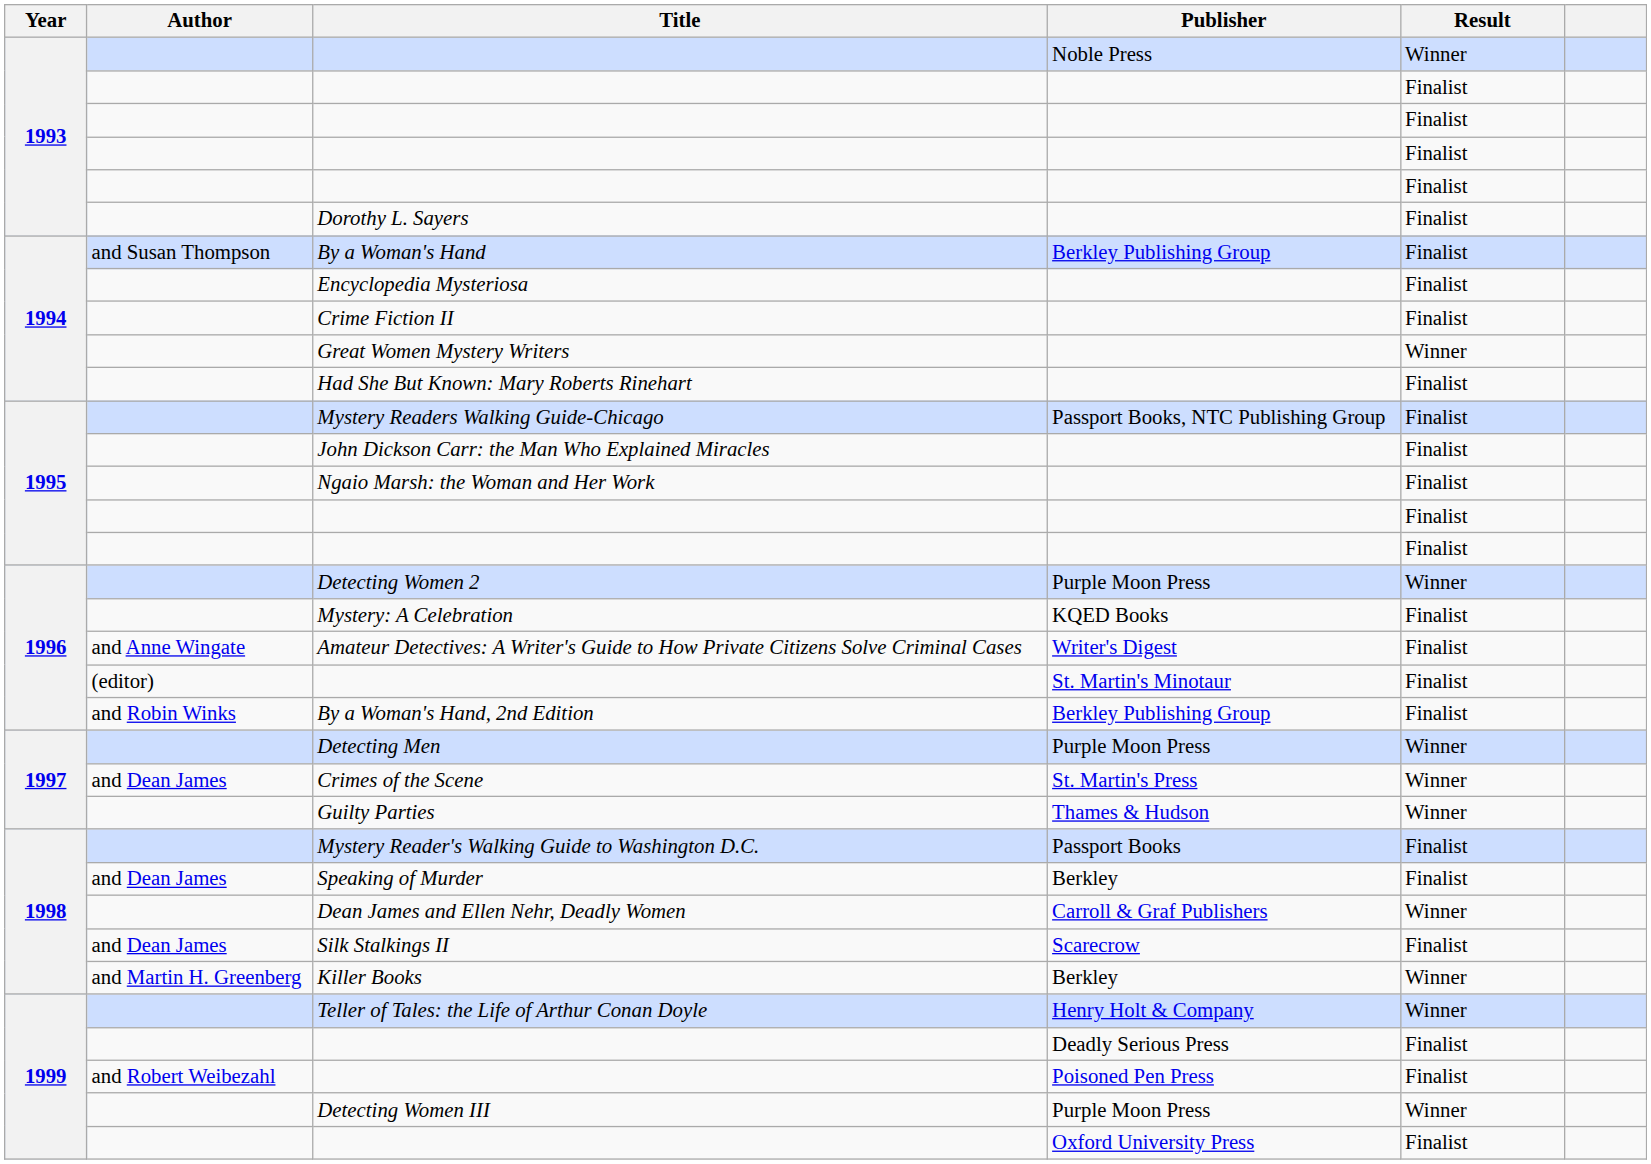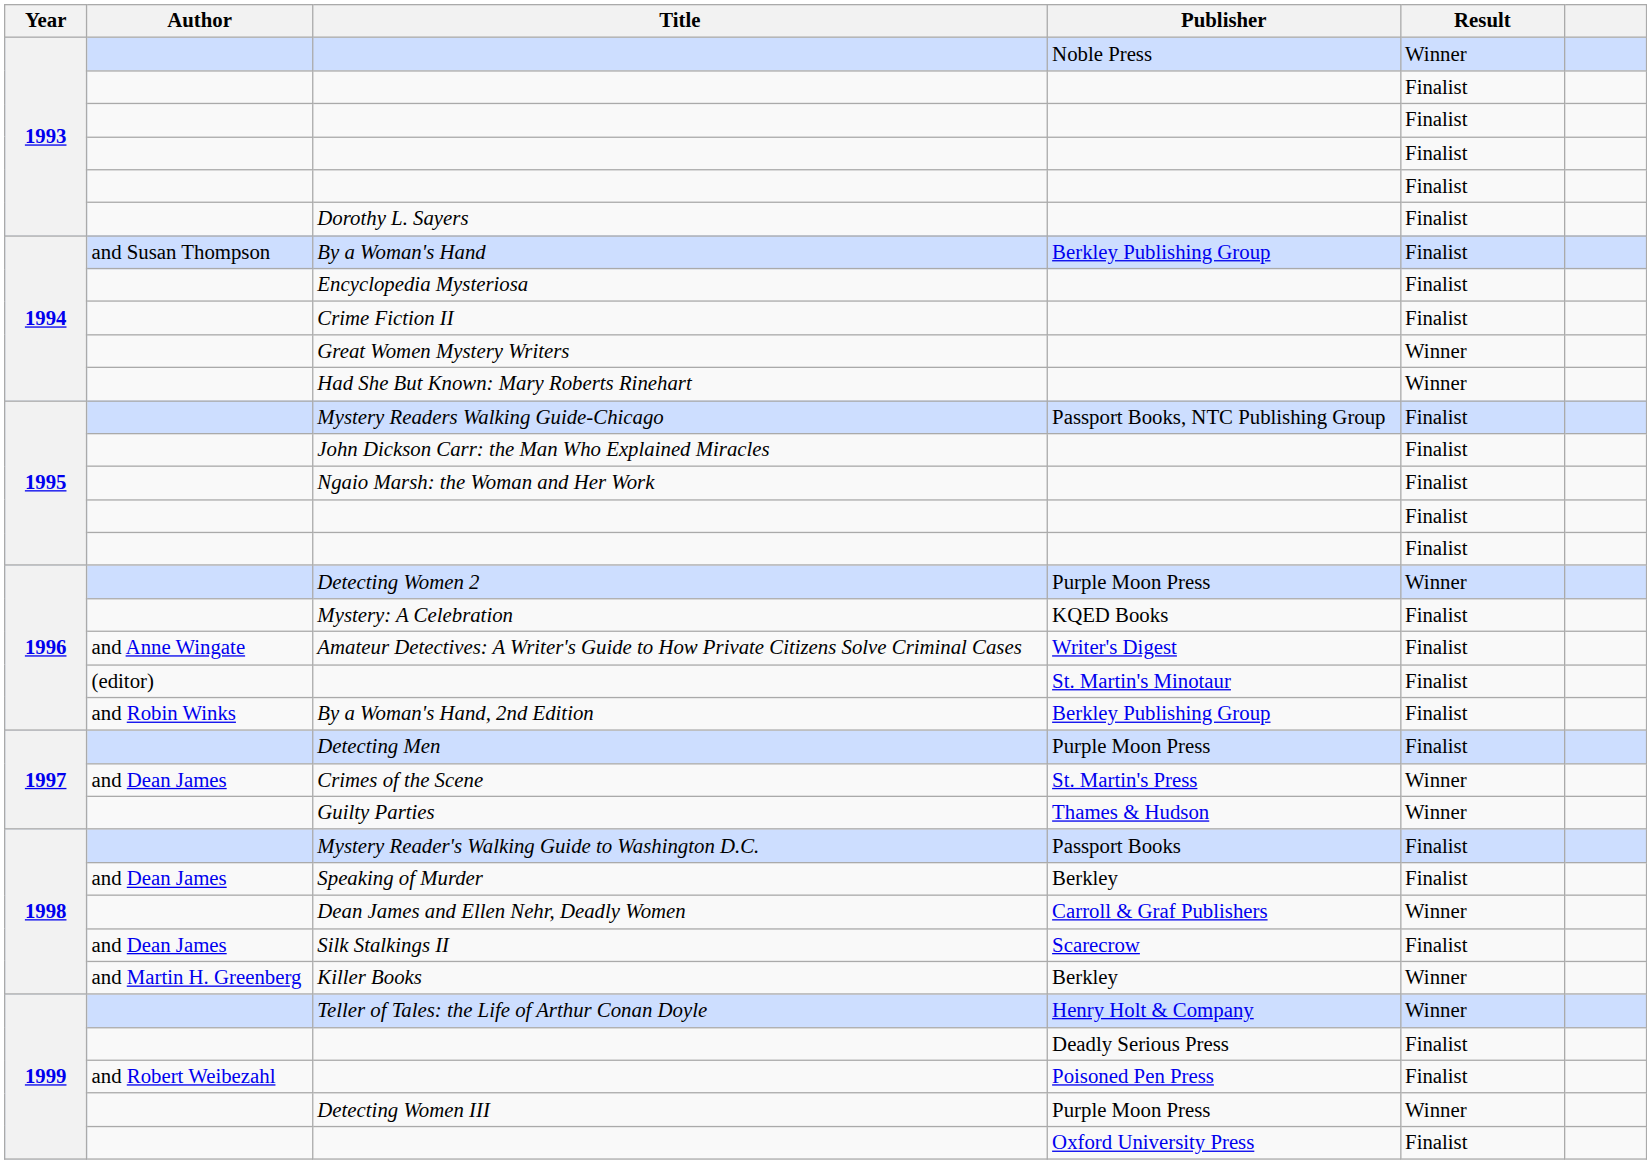(1436, 383) Finalist -> (1436, 383) Winner
(1436, 746) Winner -> (1436, 746) Finalist
